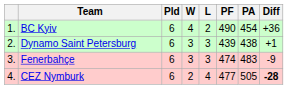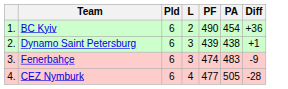- column: (191, 12)
(271, 76) bold -> (254, 76) normal
